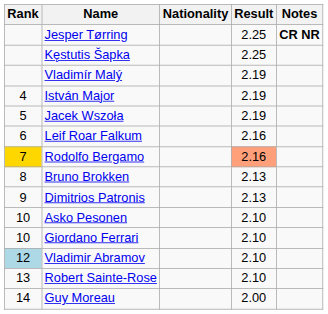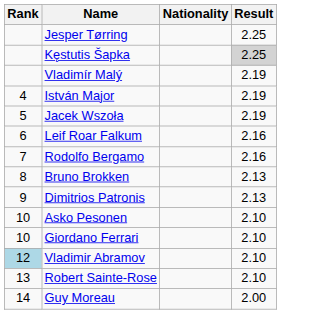- column: (299, 14)
(254, 55) no background -> (254, 55) lightgrey background
(23, 156) gold background -> (23, 156) no background
(254, 156) lightsalmon background -> (254, 156) no background
